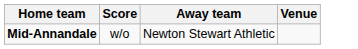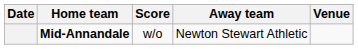+ column: (21, 14)
